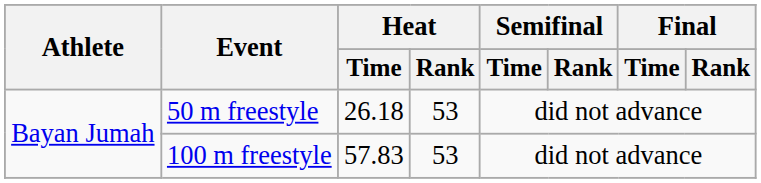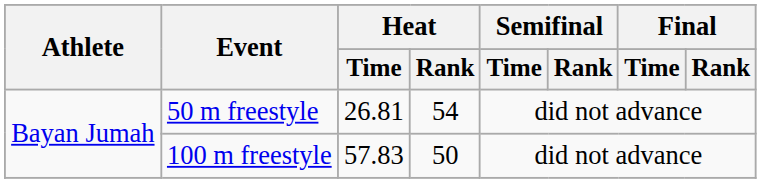(374, 111) 26.18 -> (374, 111) 26.81
(445, 111) 53 -> (445, 111) 54
(445, 155) 53 -> (445, 155) 50
